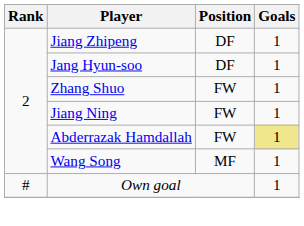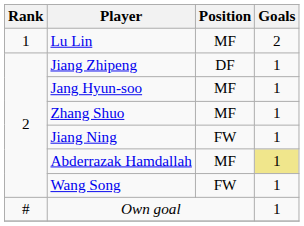+ row: (71, 40)
(225, 64) DF -> (225, 88) MF
(225, 88) FW -> (225, 112) MF
(225, 137) FW -> (225, 161) MF
(225, 161) MF -> (225, 185) FW
